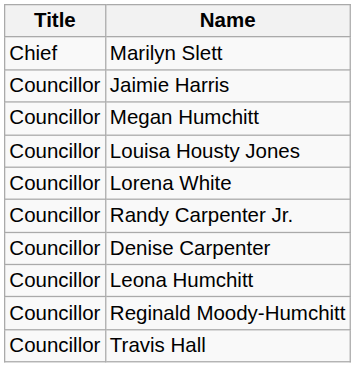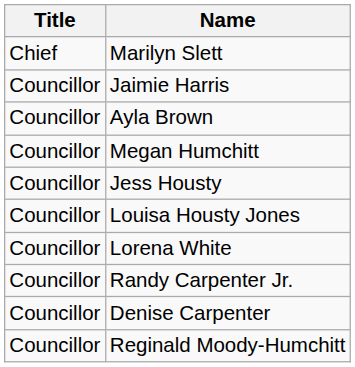+ row: (161, 118)
+ row: (166, 183)
- row: (182, 280)
- row: (158, 345)
